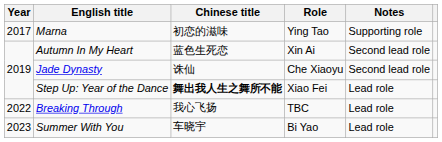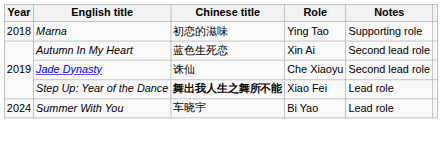(19, 31) 2017 -> (19, 31) 2018
- row: (79, 108)
(19, 127) 2023 -> (19, 108) 2024
